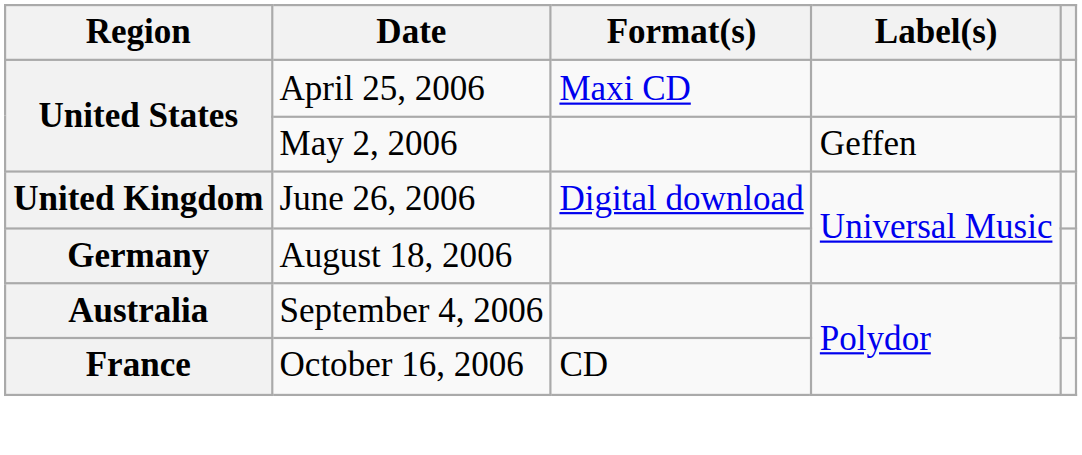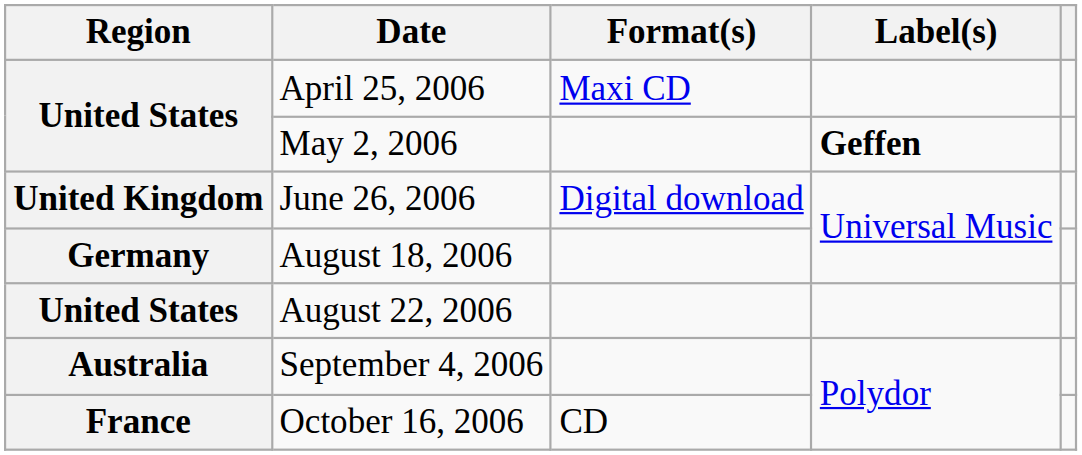(868, 143) normal -> (870, 143) bold
+ row: (396, 310)
